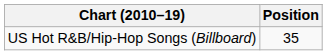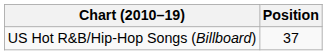(291, 38) 35 -> (291, 38) 37
